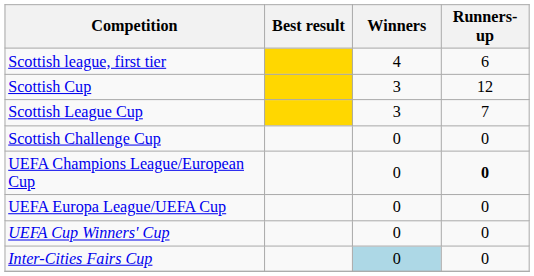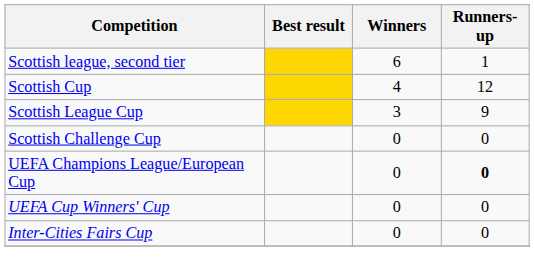- row: (87, 61)
+ row: (97, 61)
(397, 86) 3 -> (397, 86) 4
(485, 112) 7 -> (485, 112) 9
- row: (117, 207)
(397, 258) lightblue background -> (397, 233) no background
